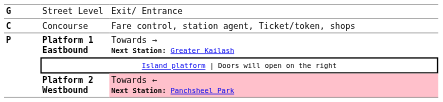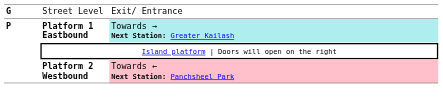- row: (65, 26)
(173, 45) no background -> (173, 31) paleturquoise background
